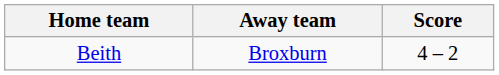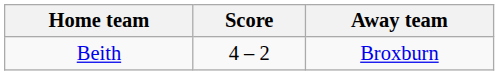columns swapped: (438, 20) <-> (288, 20)
